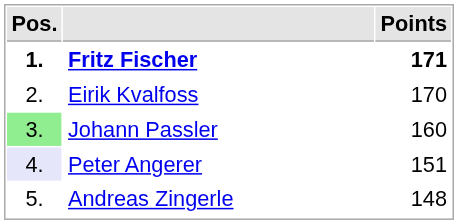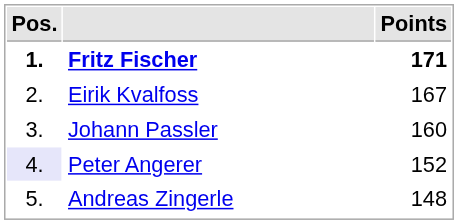(429, 95) 170 -> (429, 95) 167
(34, 129) lightgreen background -> (34, 129) no background
(429, 164) 151 -> (429, 164) 152
